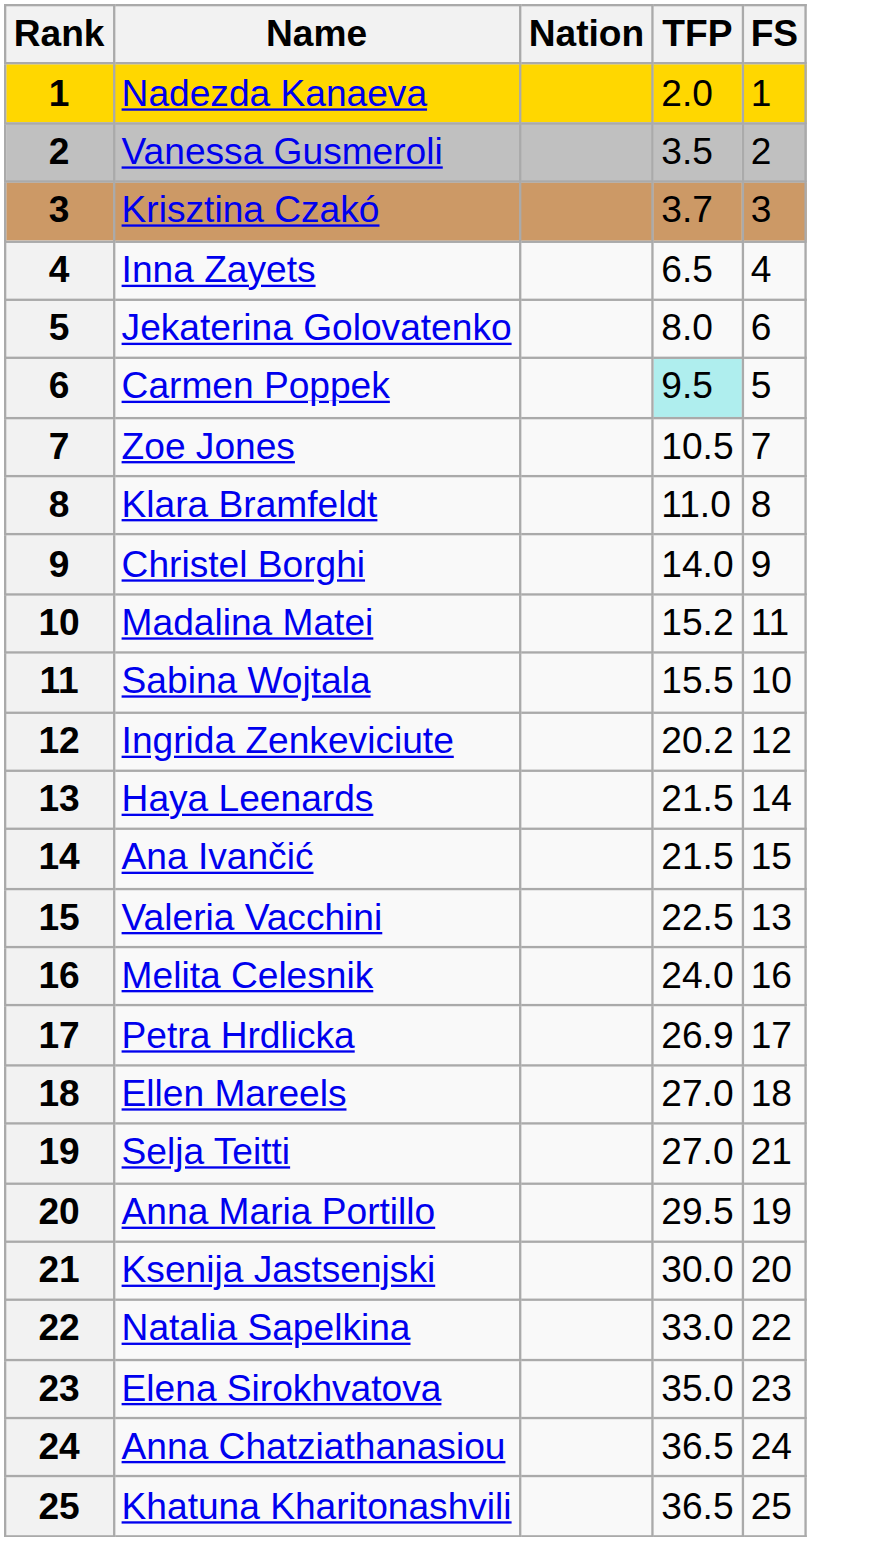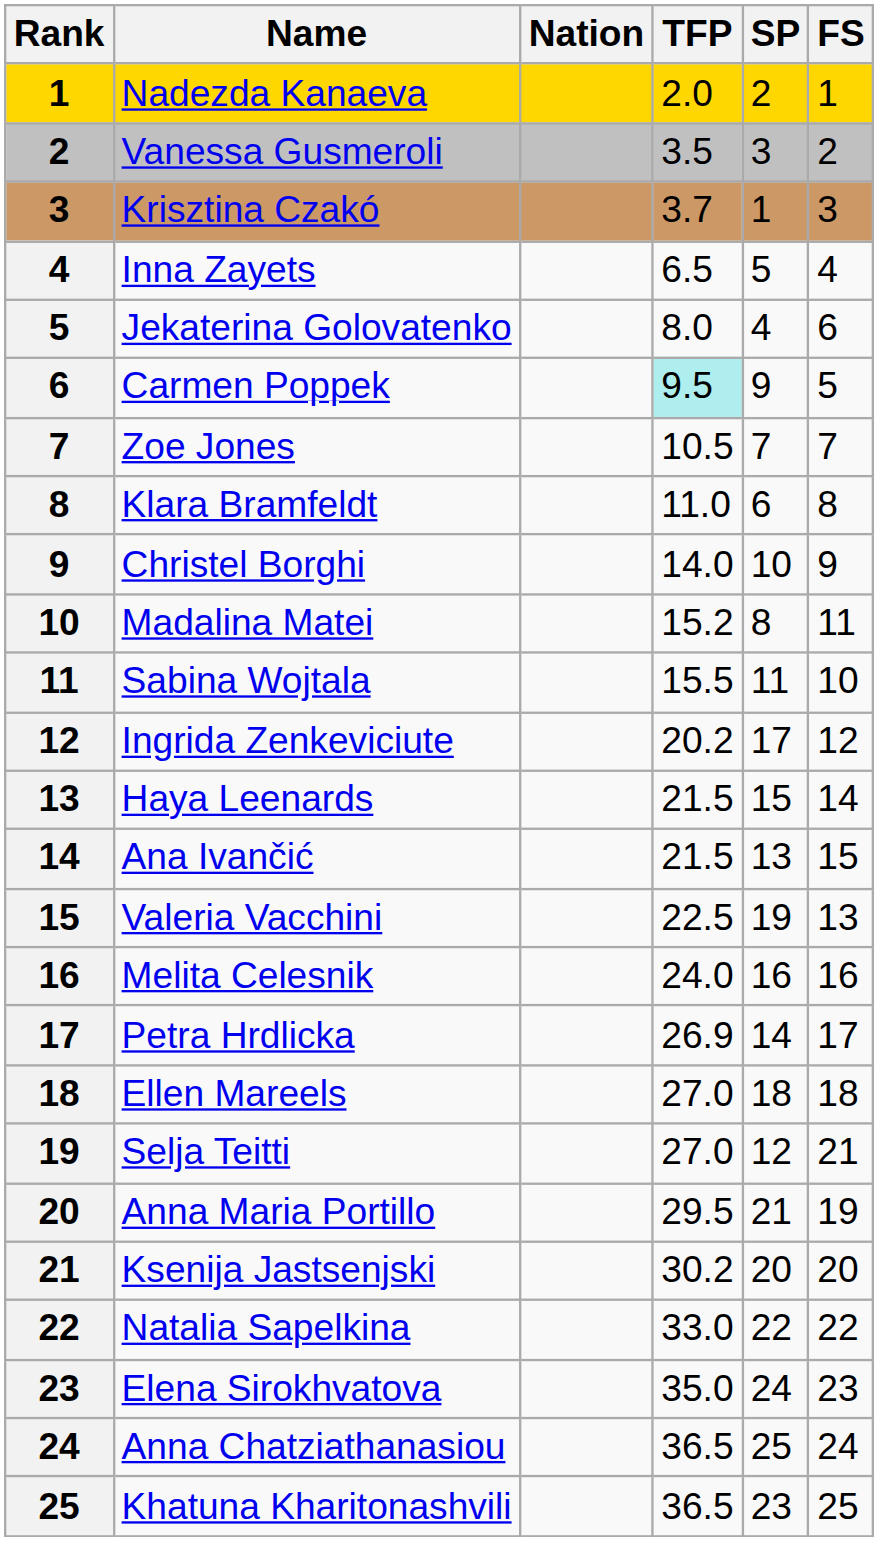+ column: (775, 33)
(697, 1270) 30.0 -> (697, 1270) 30.2
